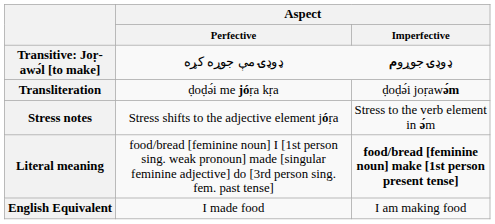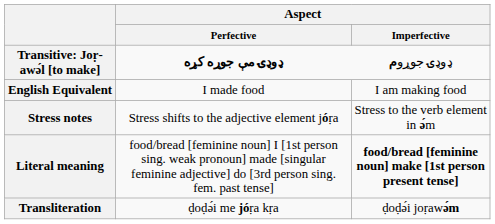(234, 62) normal -> (234, 62) bold
rows swapped: (60, 89) <-> (60, 208)
